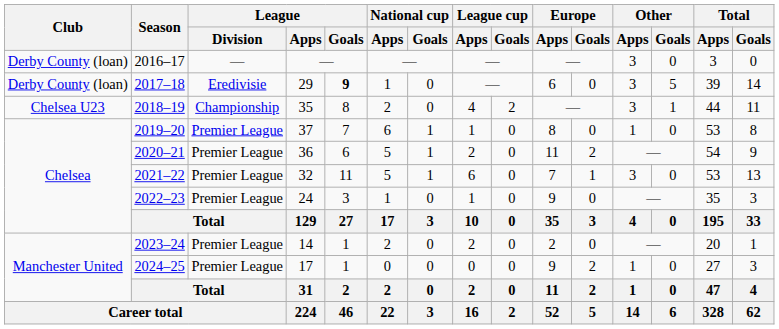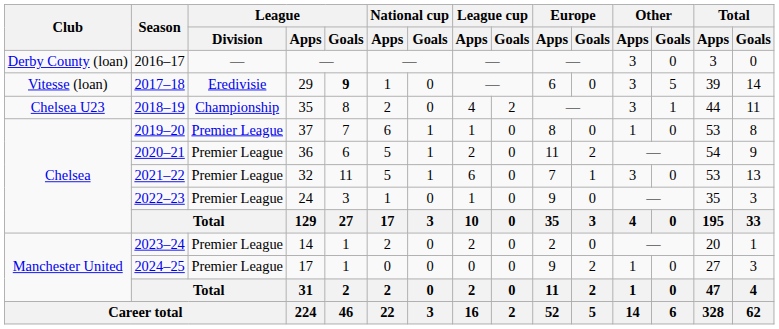(68, 84) Derby County (loan) -> (68, 84) Vitesse (loan)
